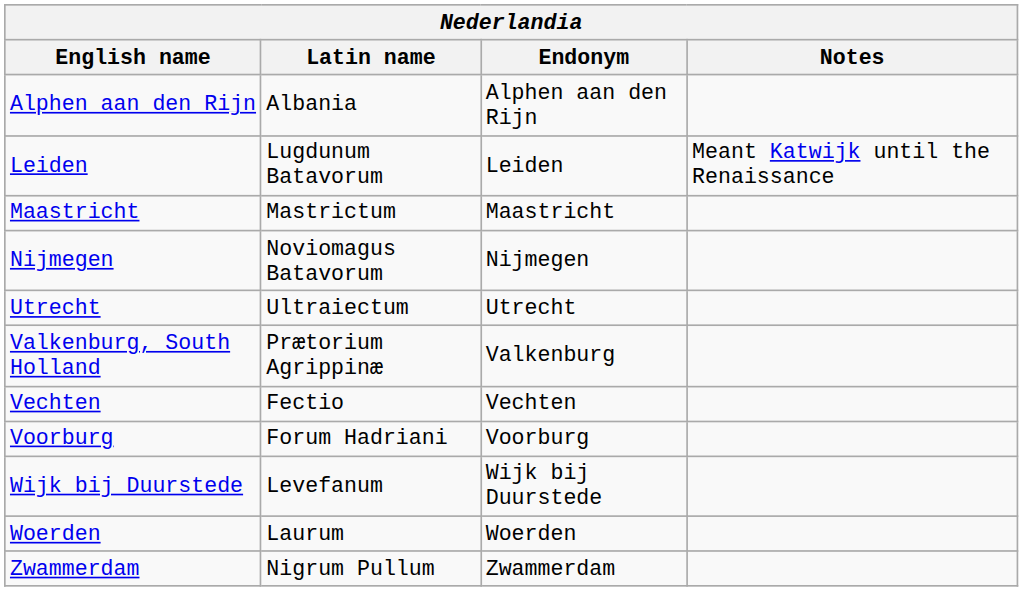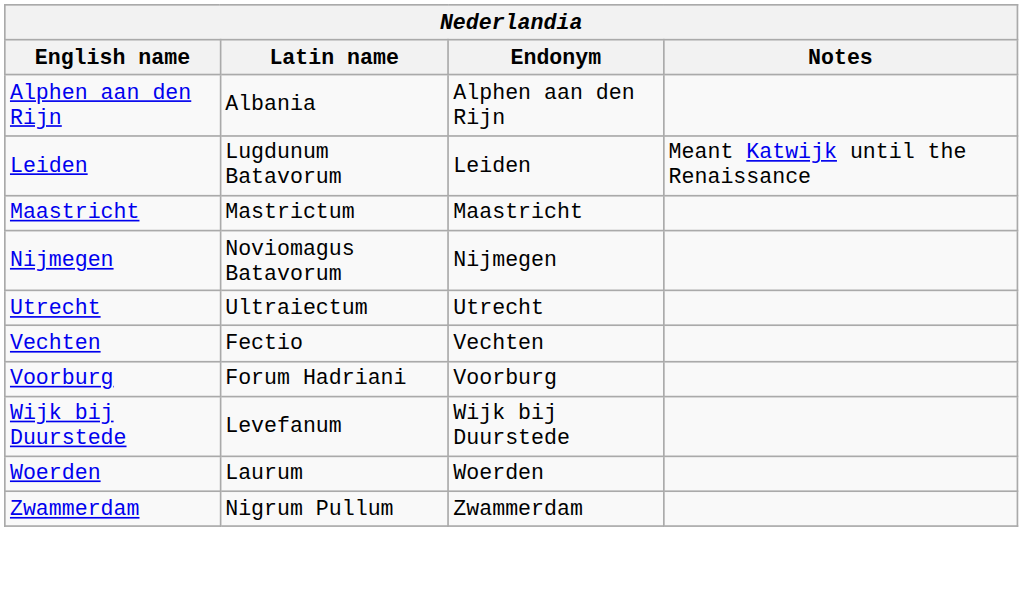- row: (120, 356)
